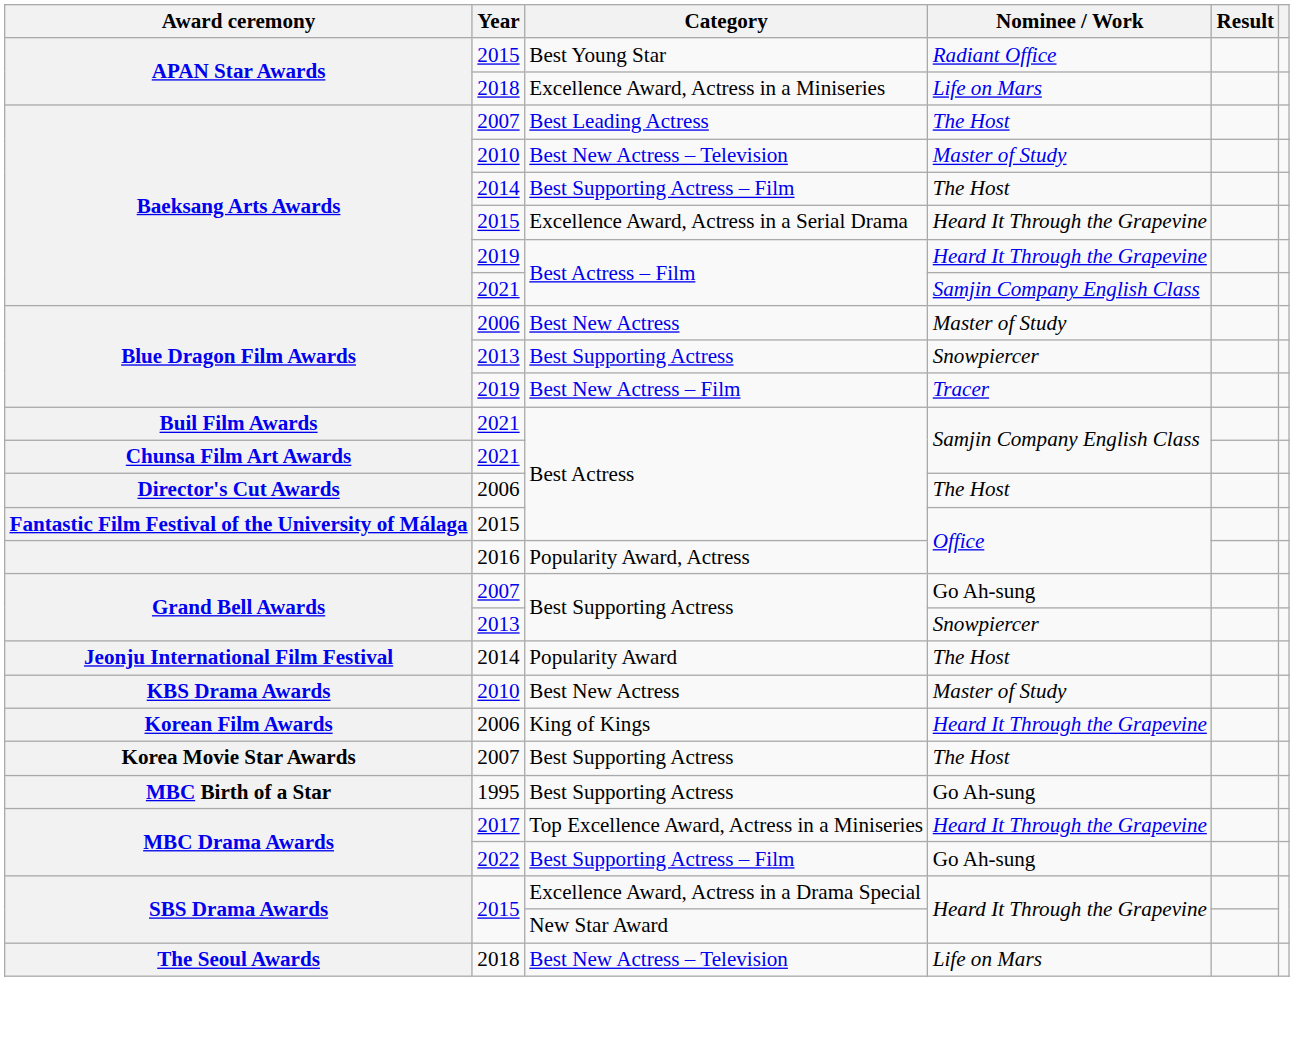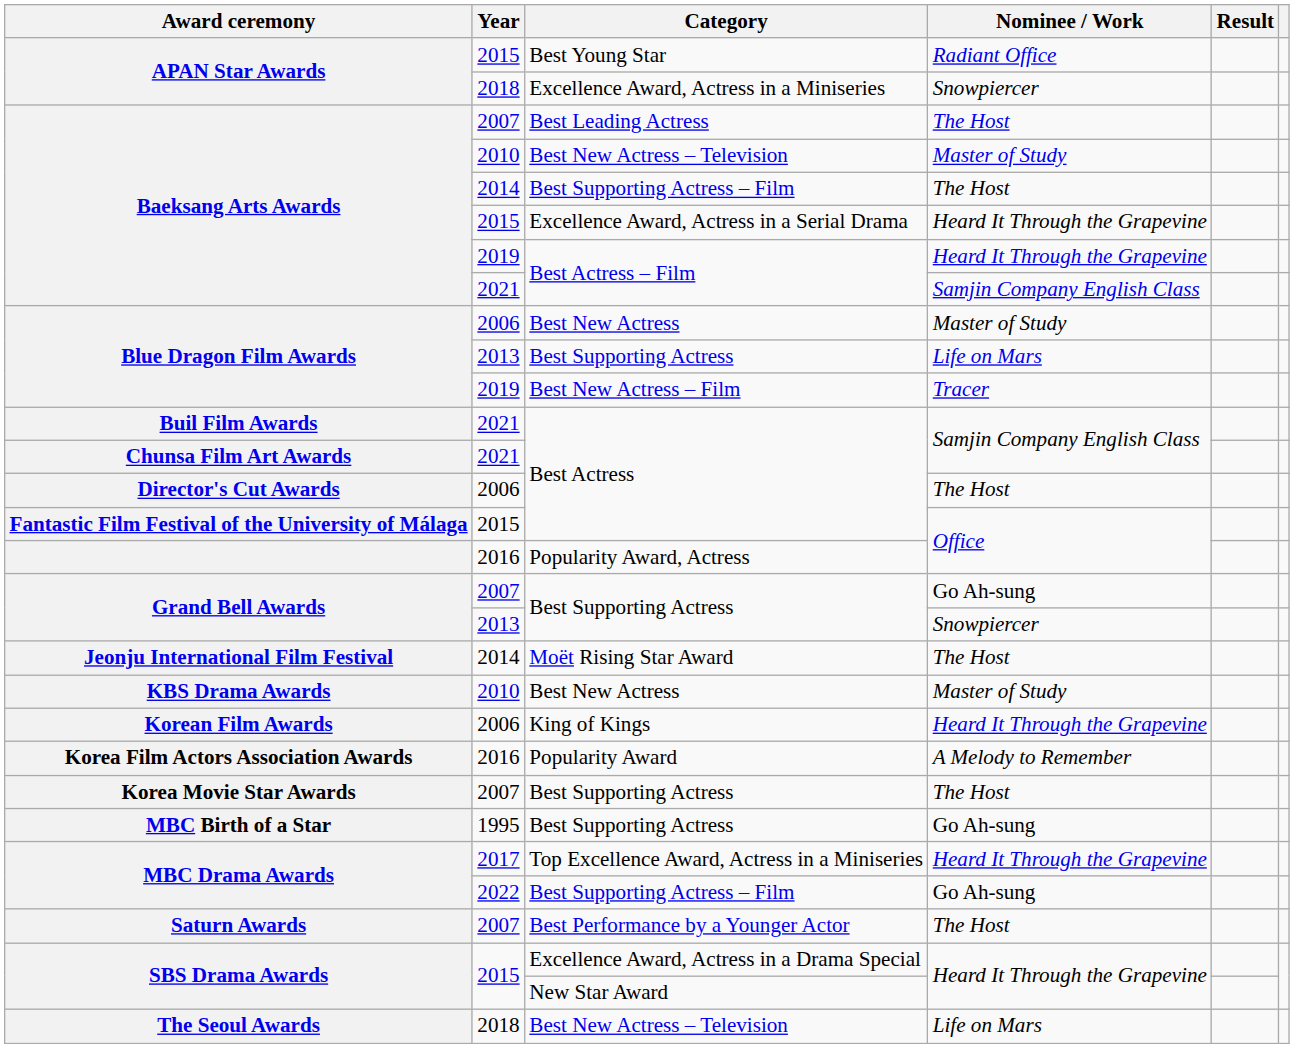(987, 88) Life on Mars -> (986, 88) Snowpiercer
(986, 356) Snowpiercer -> (987, 356) Life on Mars
(603, 657) Popularity Award -> (631, 657) Moët Rising Star Award
+ row: (239, 758)
+ row: (239, 925)
